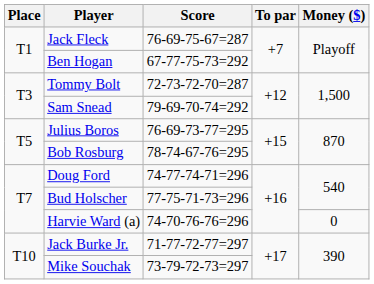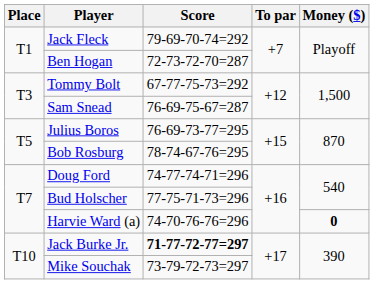(198, 38) 76-69-75-67=287 -> (198, 38) 79-69-70-74=292
(198, 61) 67-77-75-73=292 -> (198, 61) 72-73-72-70=287
(198, 84) 72-73-72-70=287 -> (198, 84) 67-77-75-73=292
(198, 107) 79-69-70-74=292 -> (198, 107) 76-69-75-67=287
(334, 221) normal -> (334, 221) bold
(198, 244) normal -> (198, 244) bold
